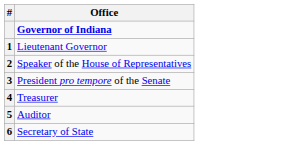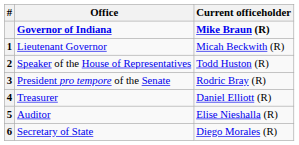+ column: (244, 13)
